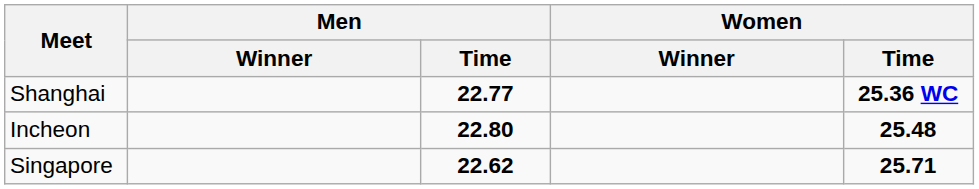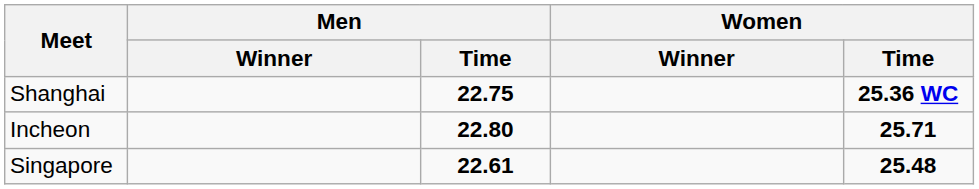(485, 93) 22.77 -> (485, 93) 22.75
(908, 129) 25.48 -> (908, 129) 25.71
(485, 165) 22.62 -> (485, 165) 22.61
(908, 165) 25.71 -> (908, 165) 25.48
